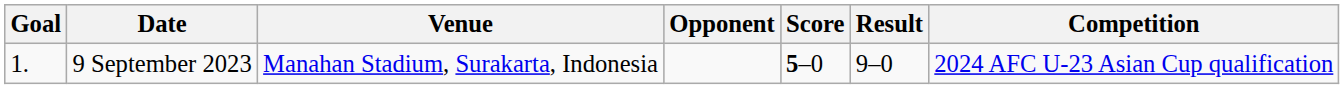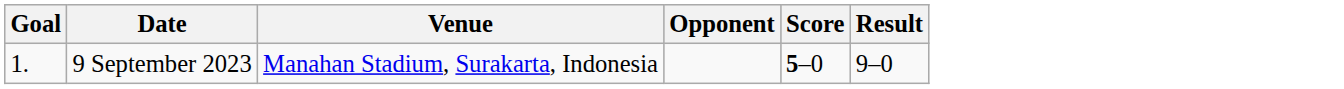- column: (1134, 24)
